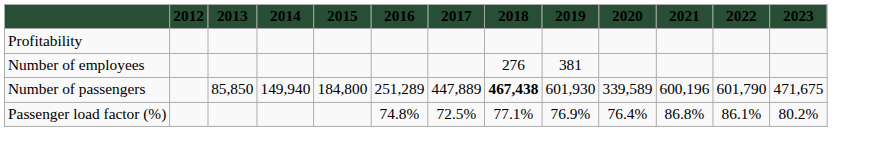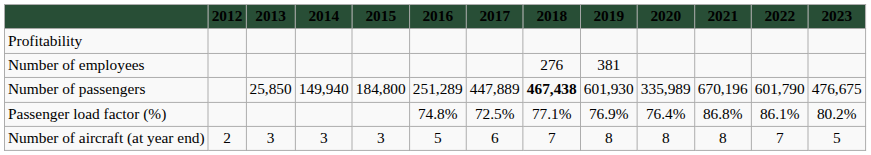(232, 89) 85,850 -> (271, 89) 25,850
(627, 89) 339,589 -> (666, 89) 335,989
(684, 89) 600,196 -> (723, 89) 670,196
(798, 89) 471,675 -> (837, 89) 476,675
+ row: (106, 138)
